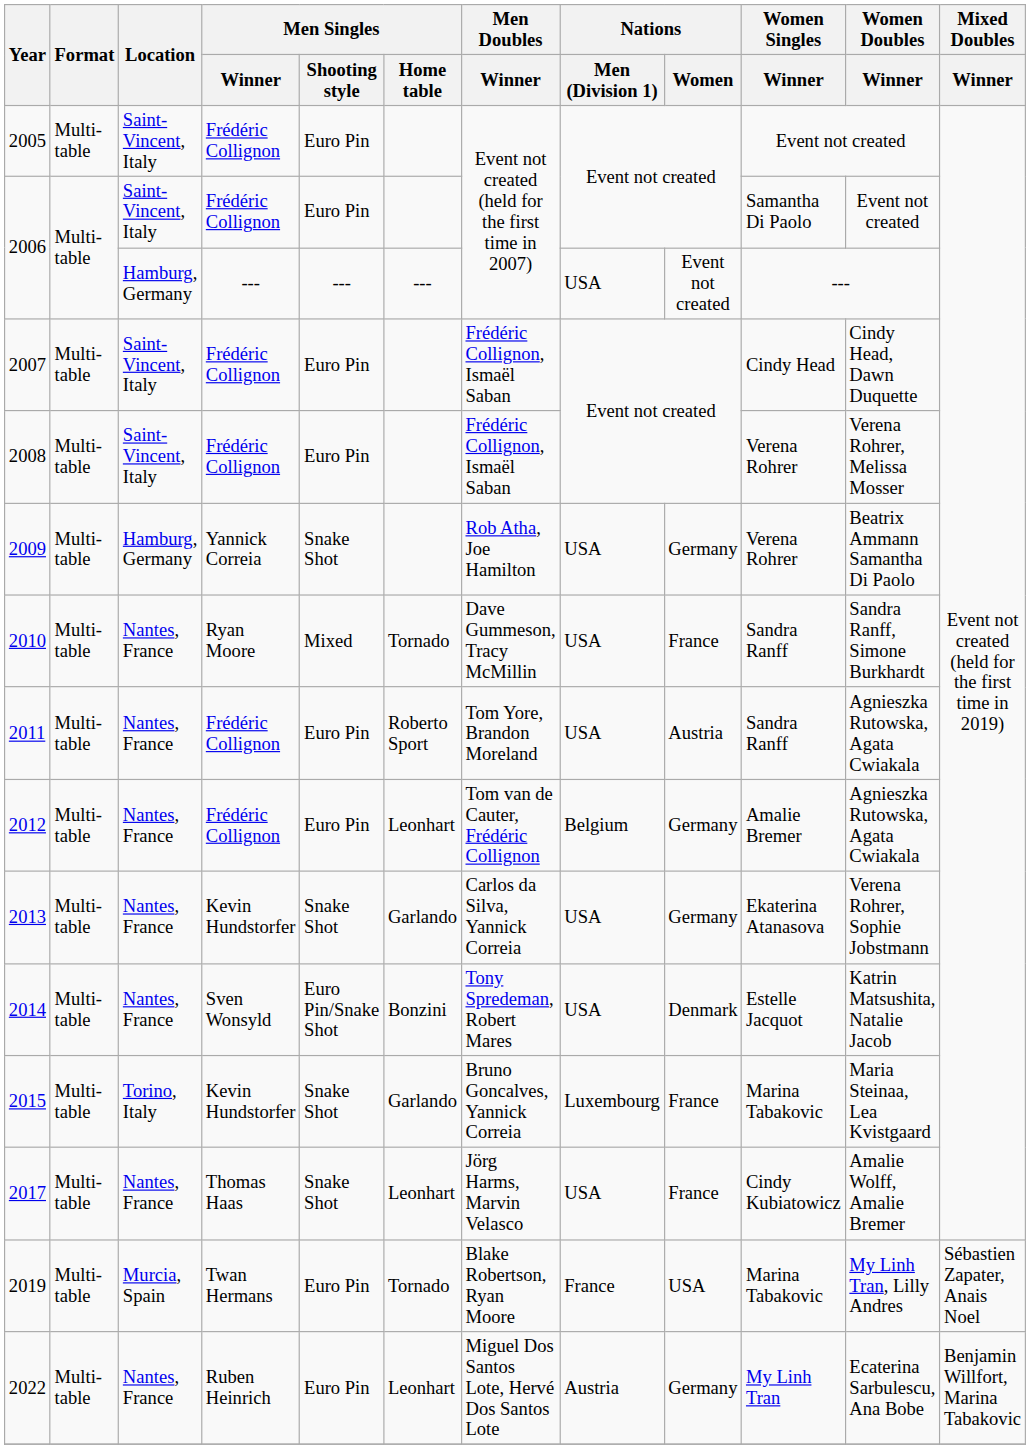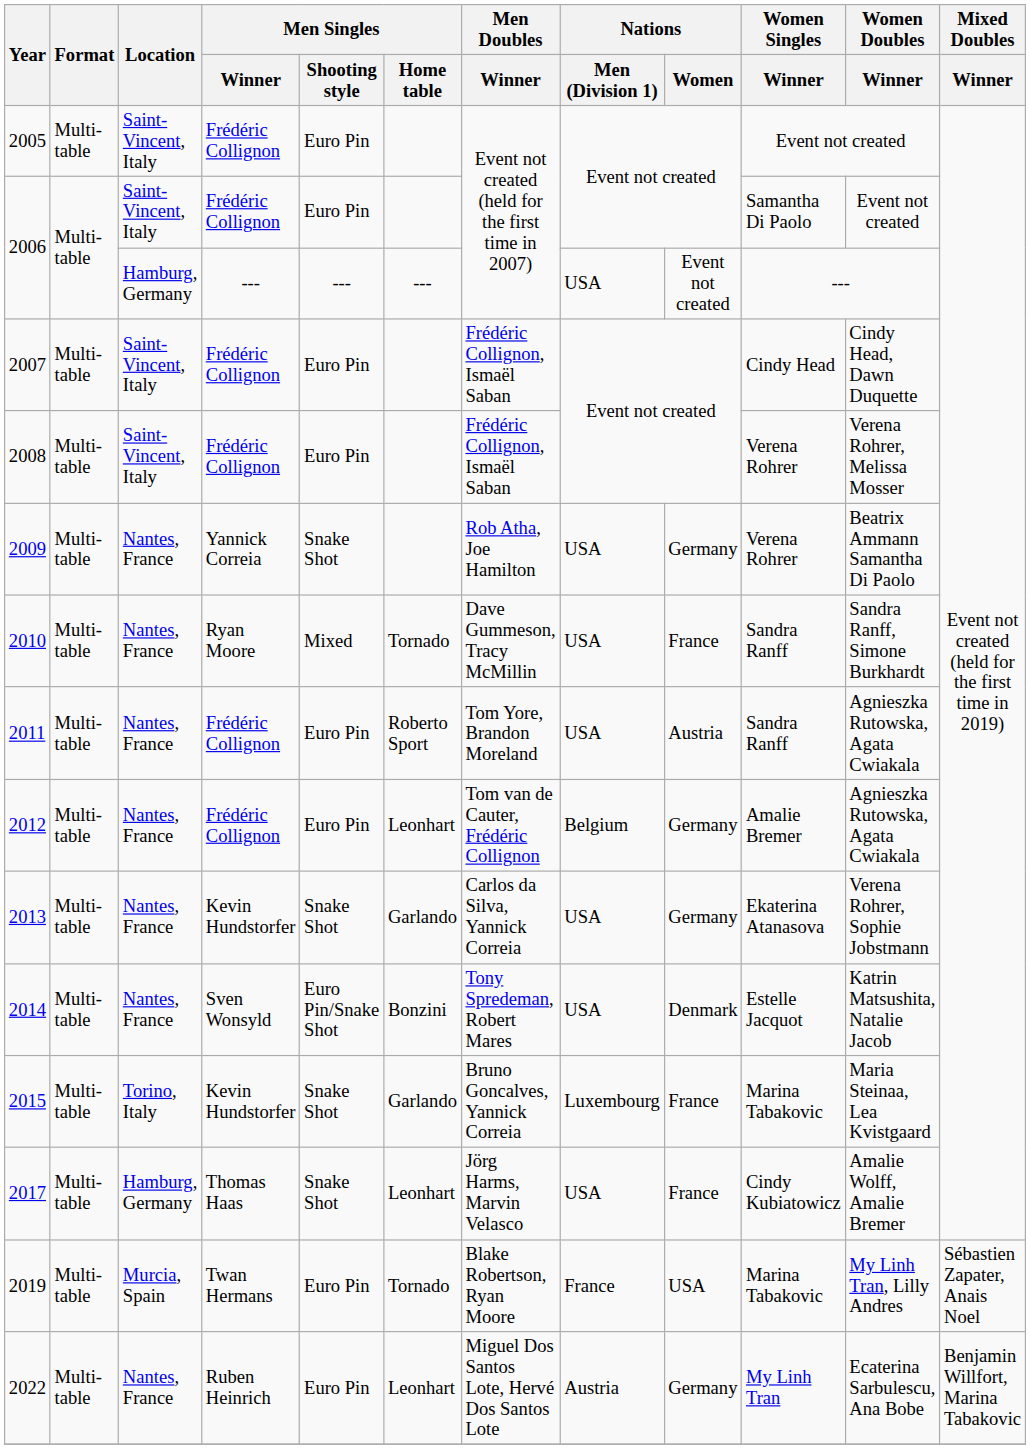(160, 548) Hamburg, Germany -> (151, 548) Nantes, France
(151, 1193) Nantes, France -> (160, 1193) Hamburg, Germany
